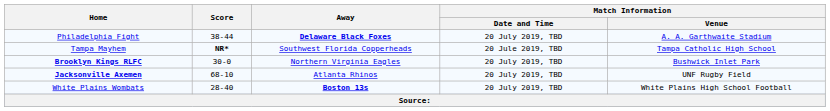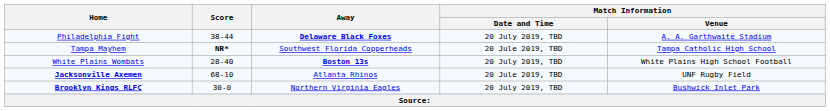rows swapped: (98, 87) <-> (98, 62)
(524, 74) 20 July 2019, TBD -> (524, 74) 20 Jule 2019, TBD
